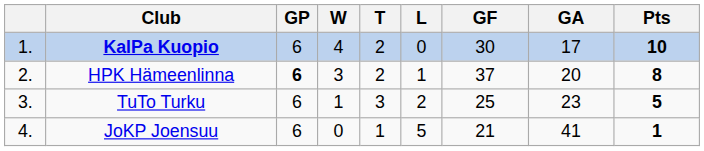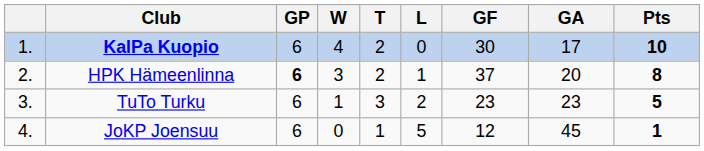(485, 103) 25 -> (485, 103) 23
(485, 131) 21 -> (485, 131) 12
(571, 131) 41 -> (571, 131) 45
